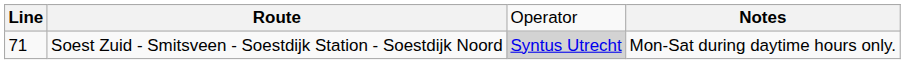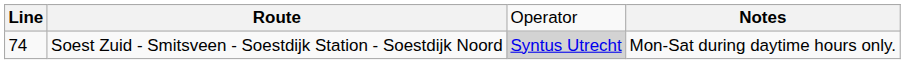(18, 44) 71 -> (18, 44) 74
